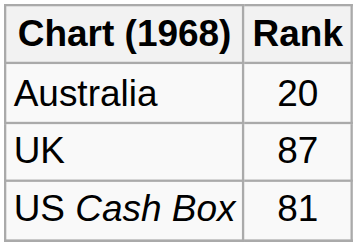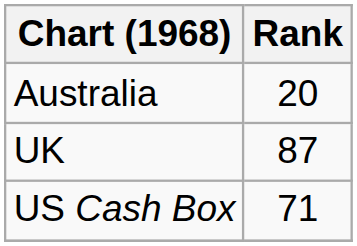(298, 209) 81 -> (298, 209) 71
